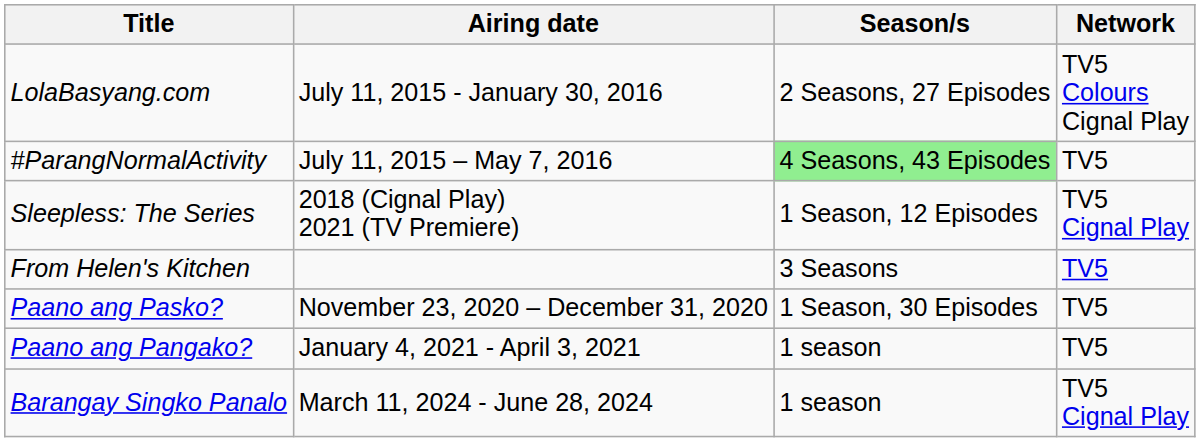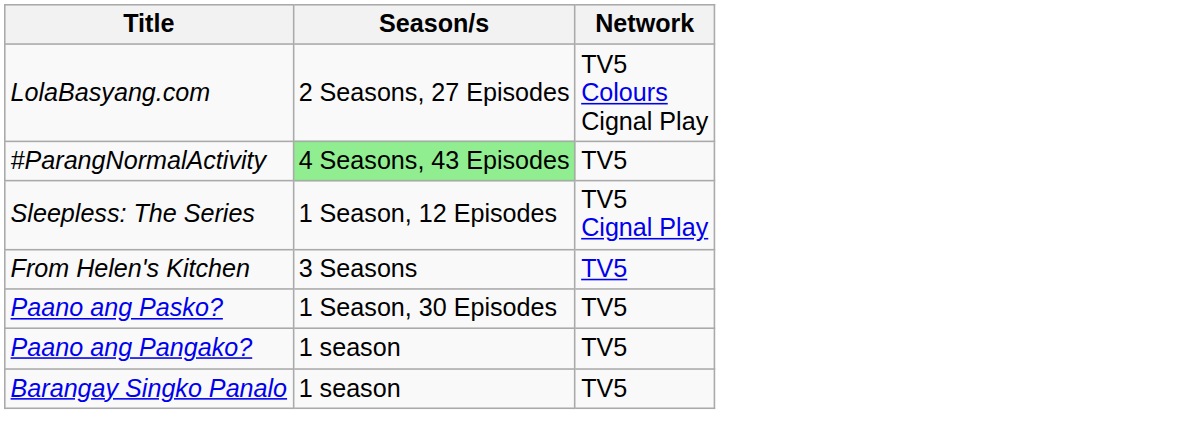- column: (533, 24)
(1125, 402) TV5 Cignal Play -> (604, 388) TV5
